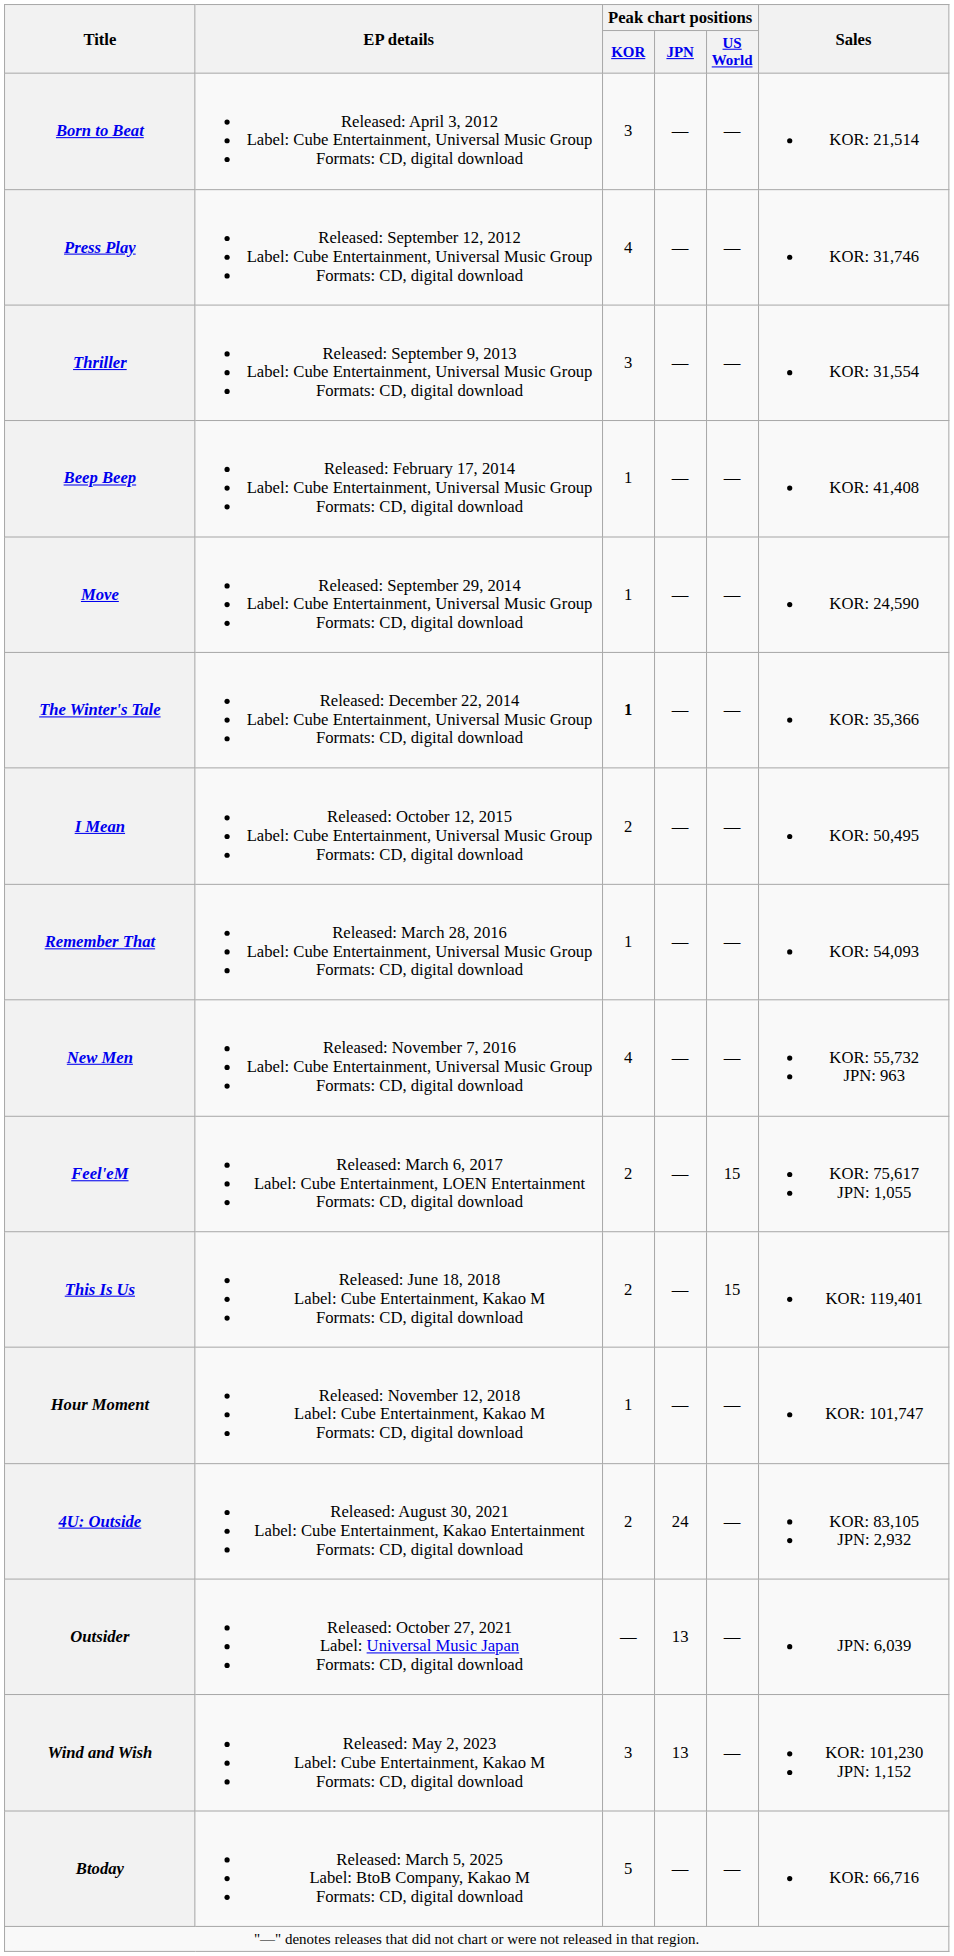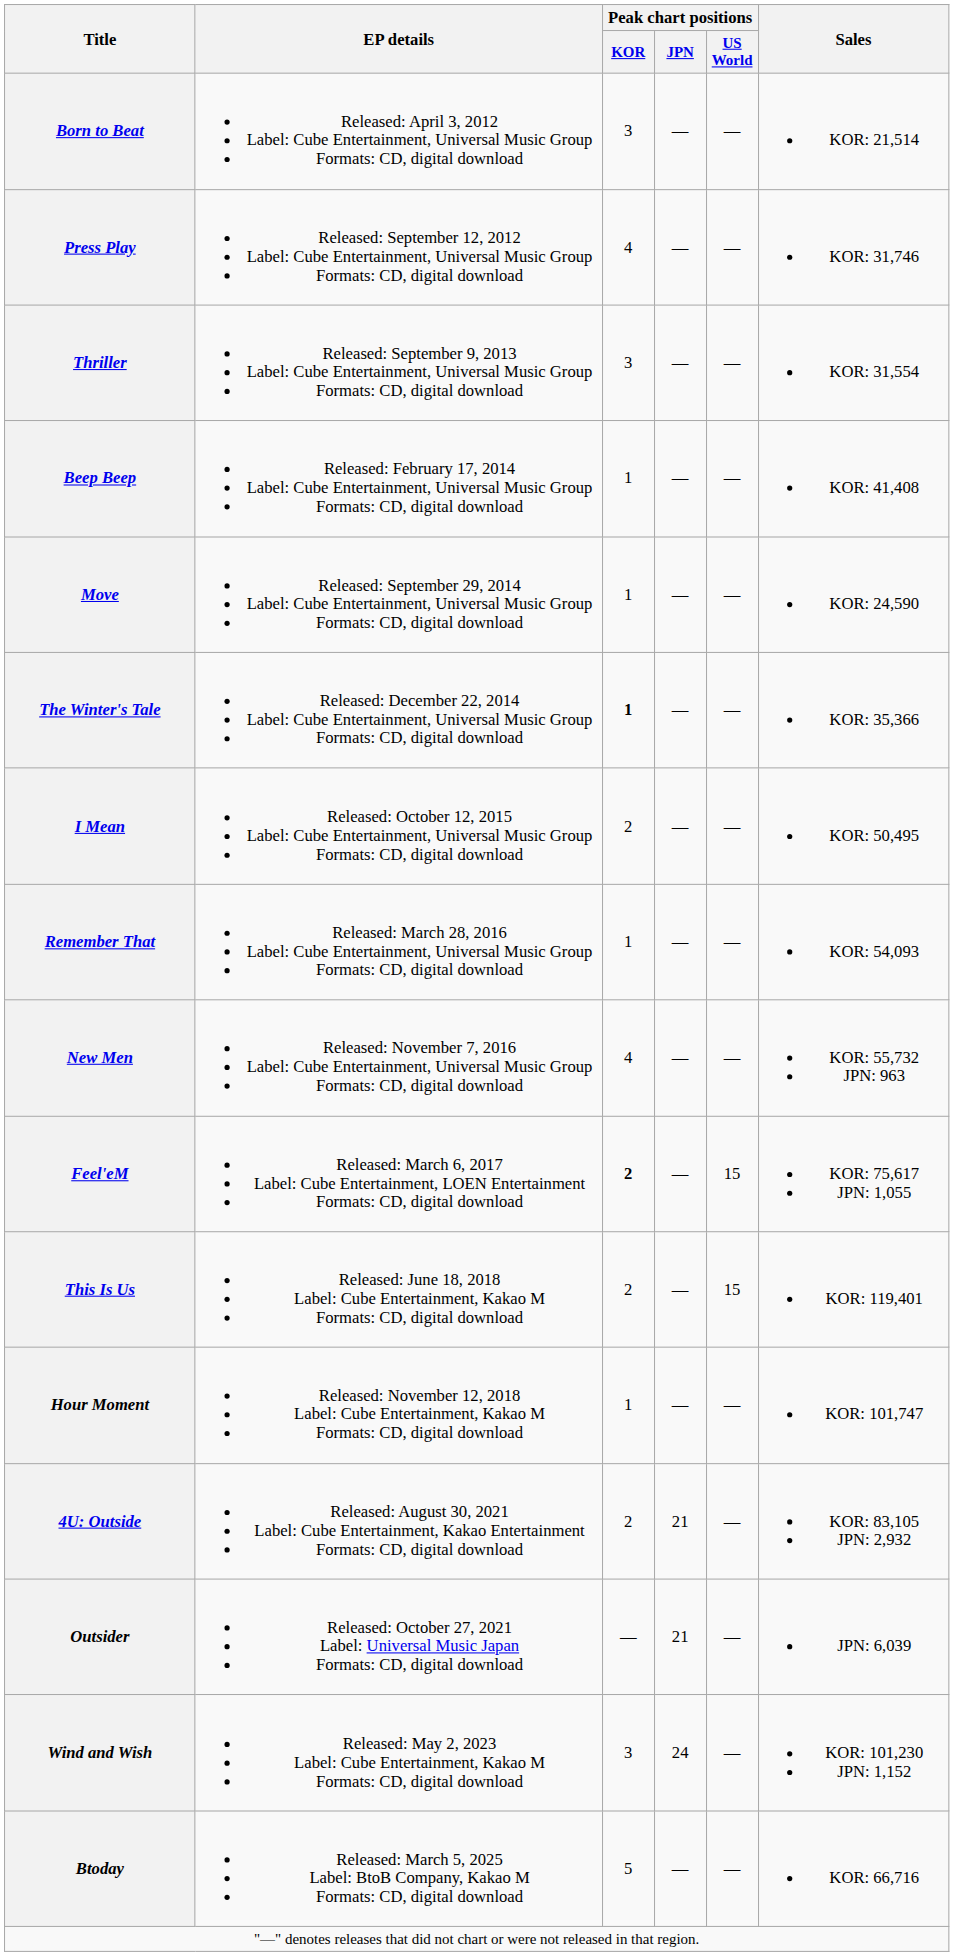(628, 1173) normal -> (628, 1173) bold
(680, 1521) 24 -> (680, 1521) 21
(680, 1636) 13 -> (680, 1636) 21
(680, 1752) 13 -> (680, 1752) 24
